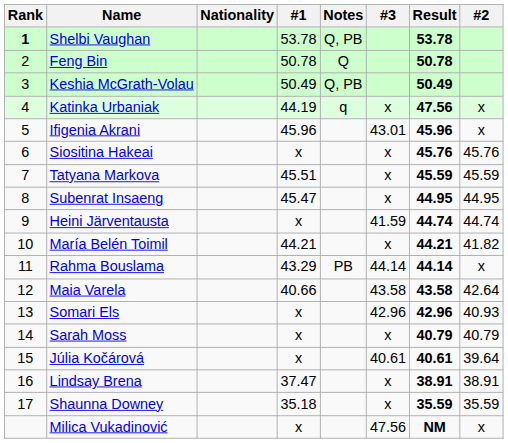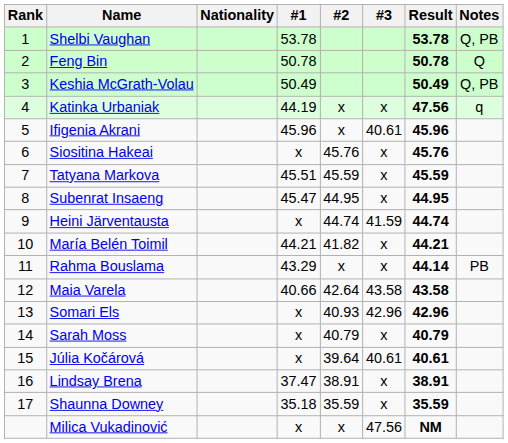columns swapped: (481, 15) <-> (343, 15)
(25, 38) bold -> (25, 38) normal
(388, 130) 43.01 -> (384, 130) 40.61
(388, 267) 44.14 -> (384, 267) x
